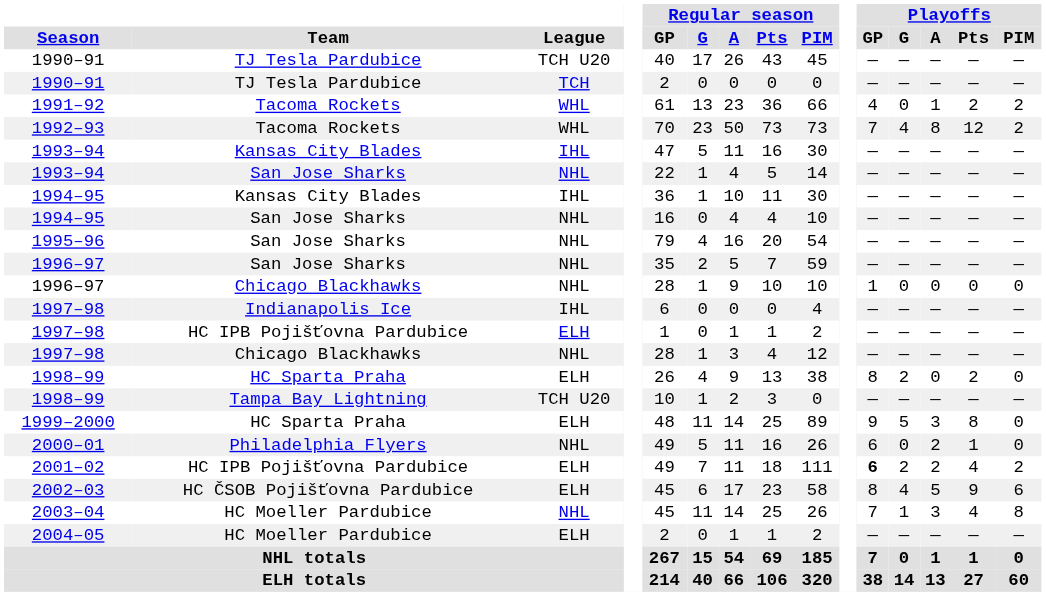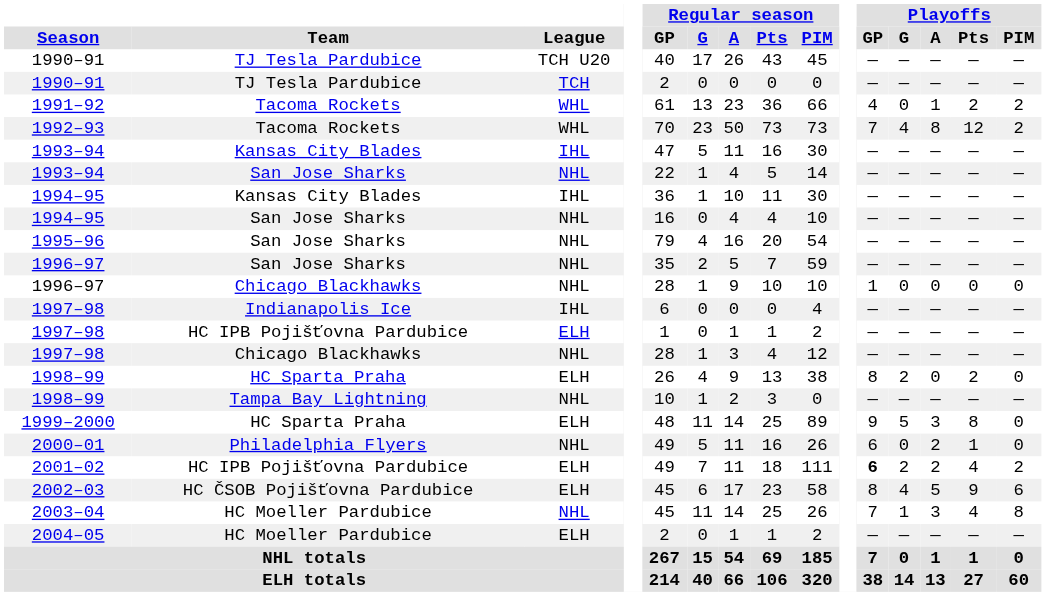(574, 400) TCH U20 -> (574, 400) NHL
